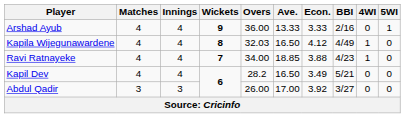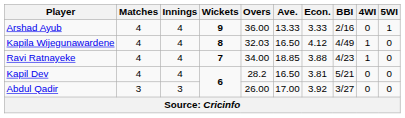(317, 74) 3.49 -> (317, 74) 3.81
